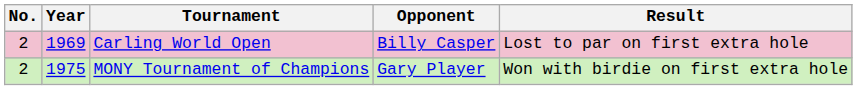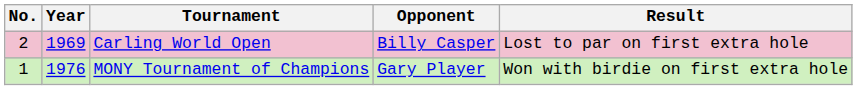(23, 71) 2 -> (23, 71) 1
(66, 71) 1975 -> (66, 71) 1976
